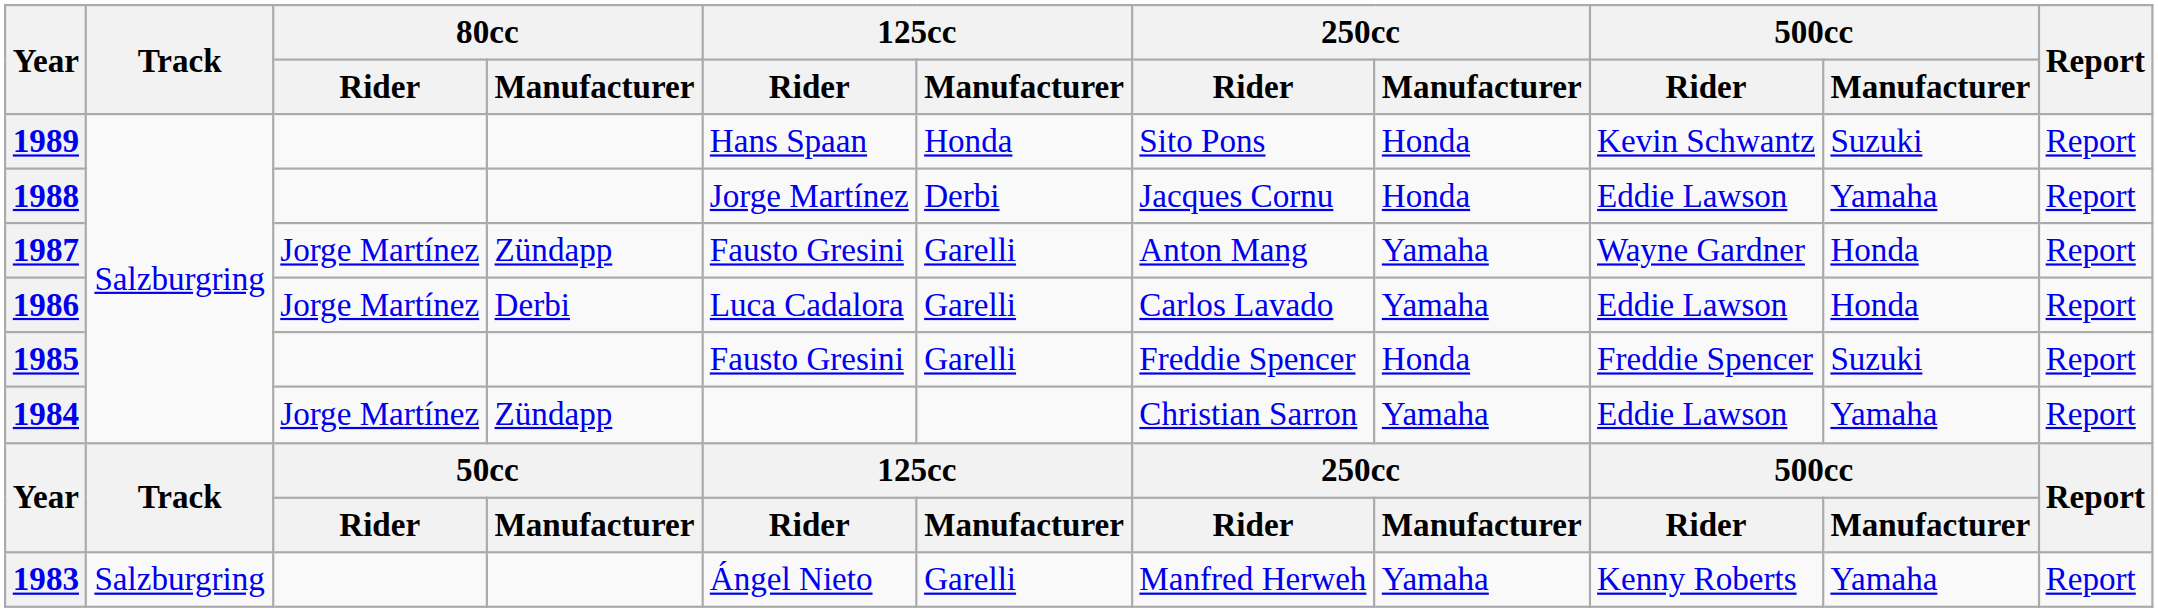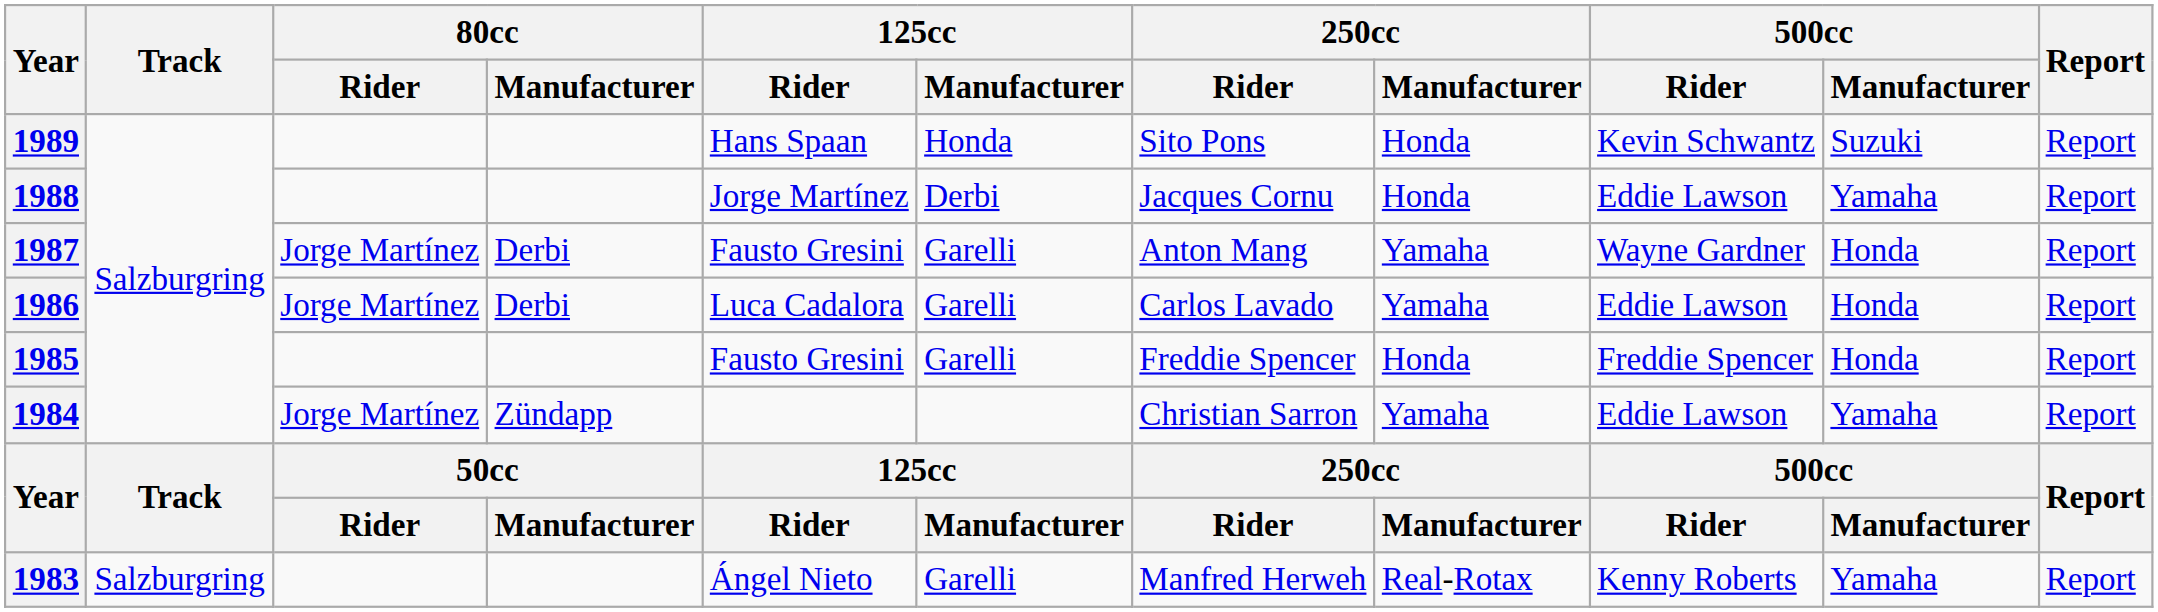(553, 250) Zündapp -> (532, 250) Derbi
(1876, 359) Suzuki -> (1875, 359) Honda
(1435, 578) Yamaha -> (1457, 578) Real-Rotax
